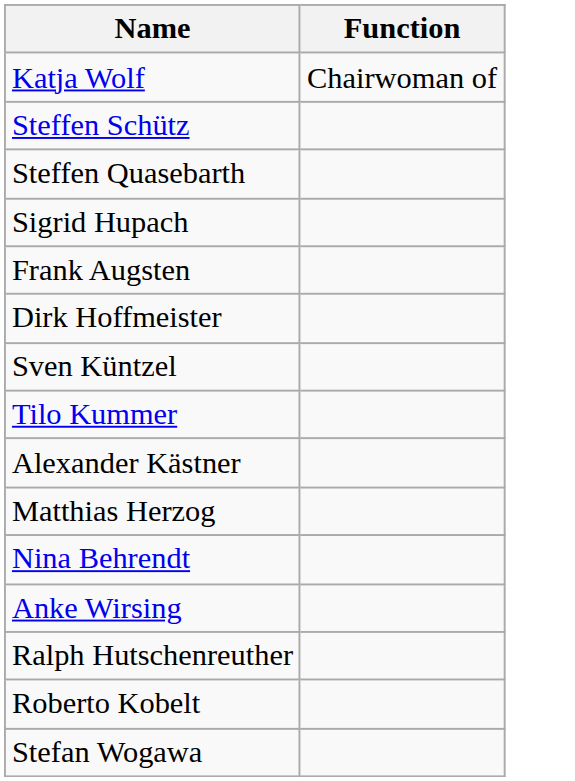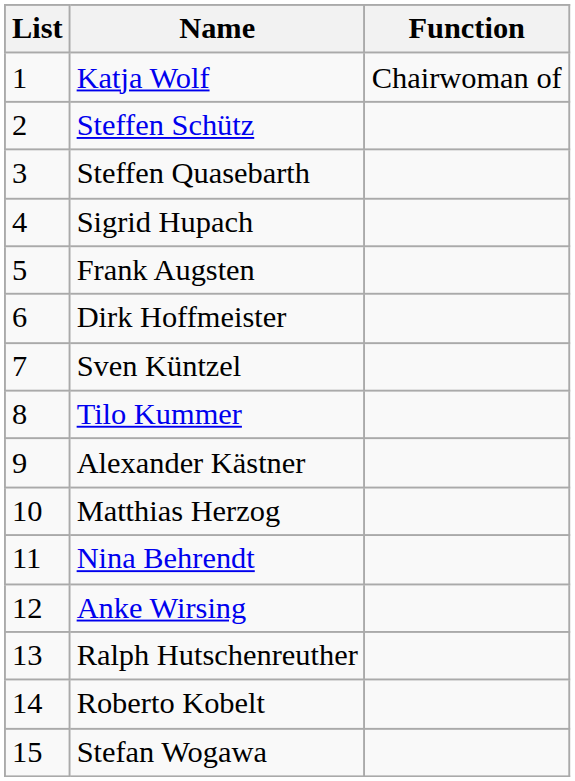+ column: (37, 28)
